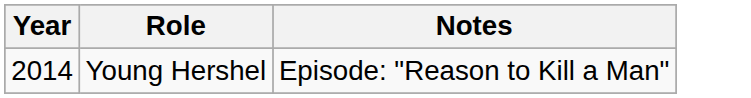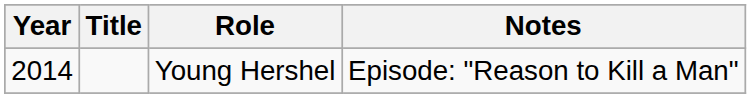+ column: (114, 26)
